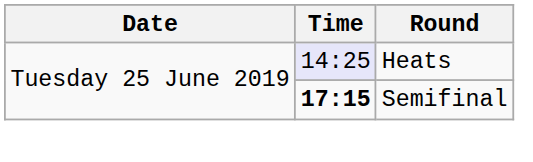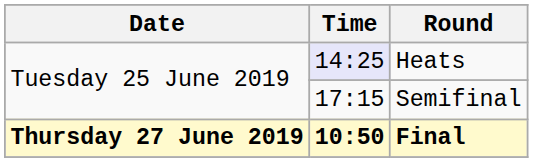(336, 100) bold -> (350, 100) normal
+ row: (431, 138)
